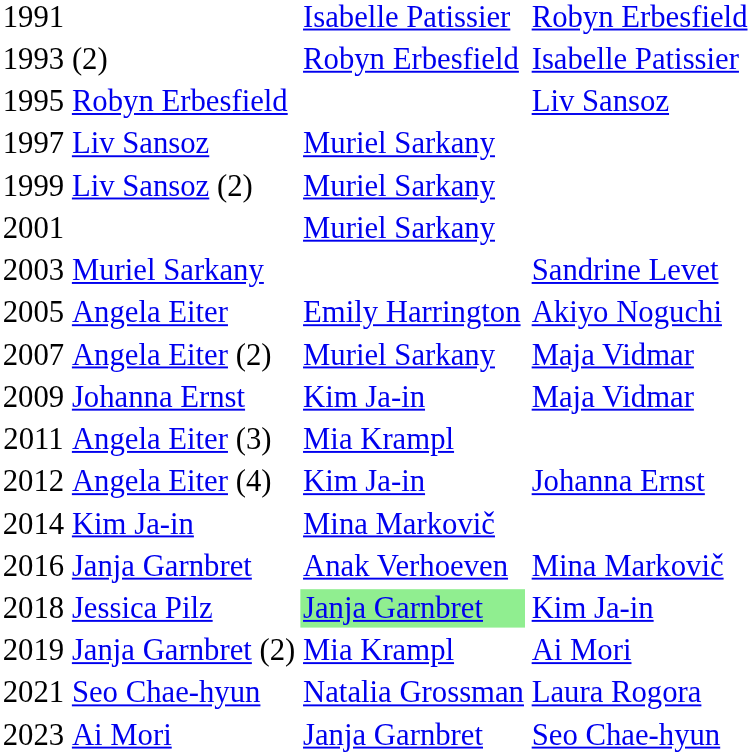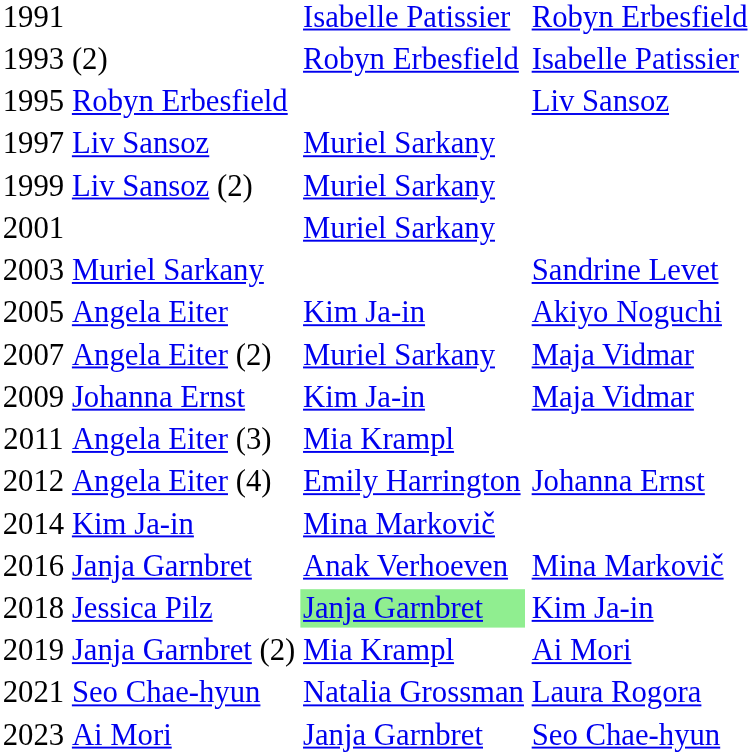(412, 312) Emily Harrington -> (364, 312) Kim Ja-in
(364, 481) Kim Ja-in -> (412, 481) Emily Harrington
